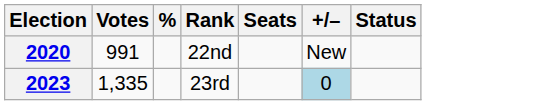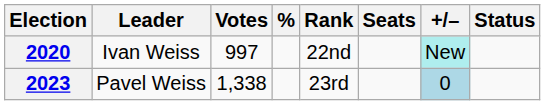+ column: (151, 20)
(123, 52) 991 -> (242, 52) 997
(326, 52) no background -> (445, 52) paleturquoise background
(123, 83) 1,335 -> (242, 83) 1,338
